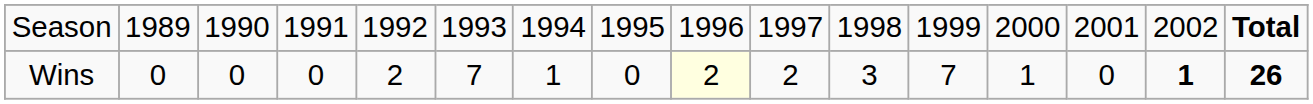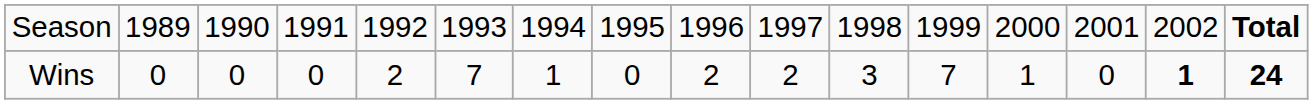(711, 74) lightyellow background -> (711, 74) no background
(1266, 74) 26 -> (1266, 74) 24
